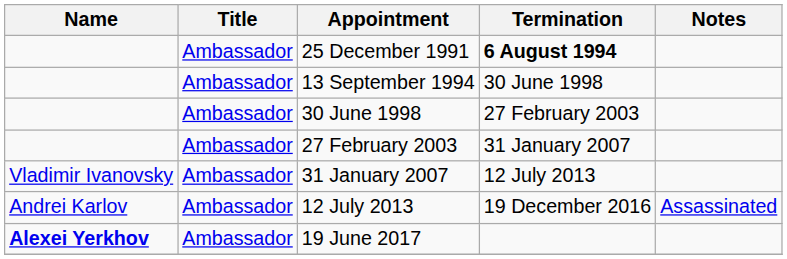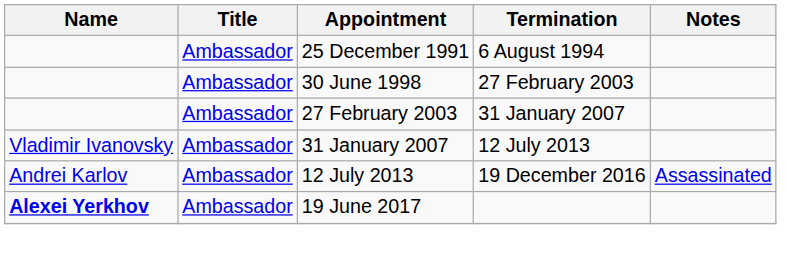(550, 51) bold -> (541, 51) normal
- row: (388, 82)
